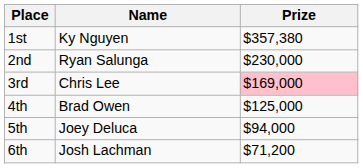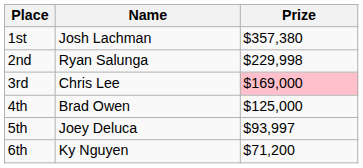(94, 38) Ky Nguyen -> (105, 38) Josh Lachman
(273, 60) $230,000 -> (273, 60) $229,998
(269, 128) $94,000 -> (269, 128) $93,997
(105, 151) Josh Lachman -> (94, 151) Ky Nguyen
